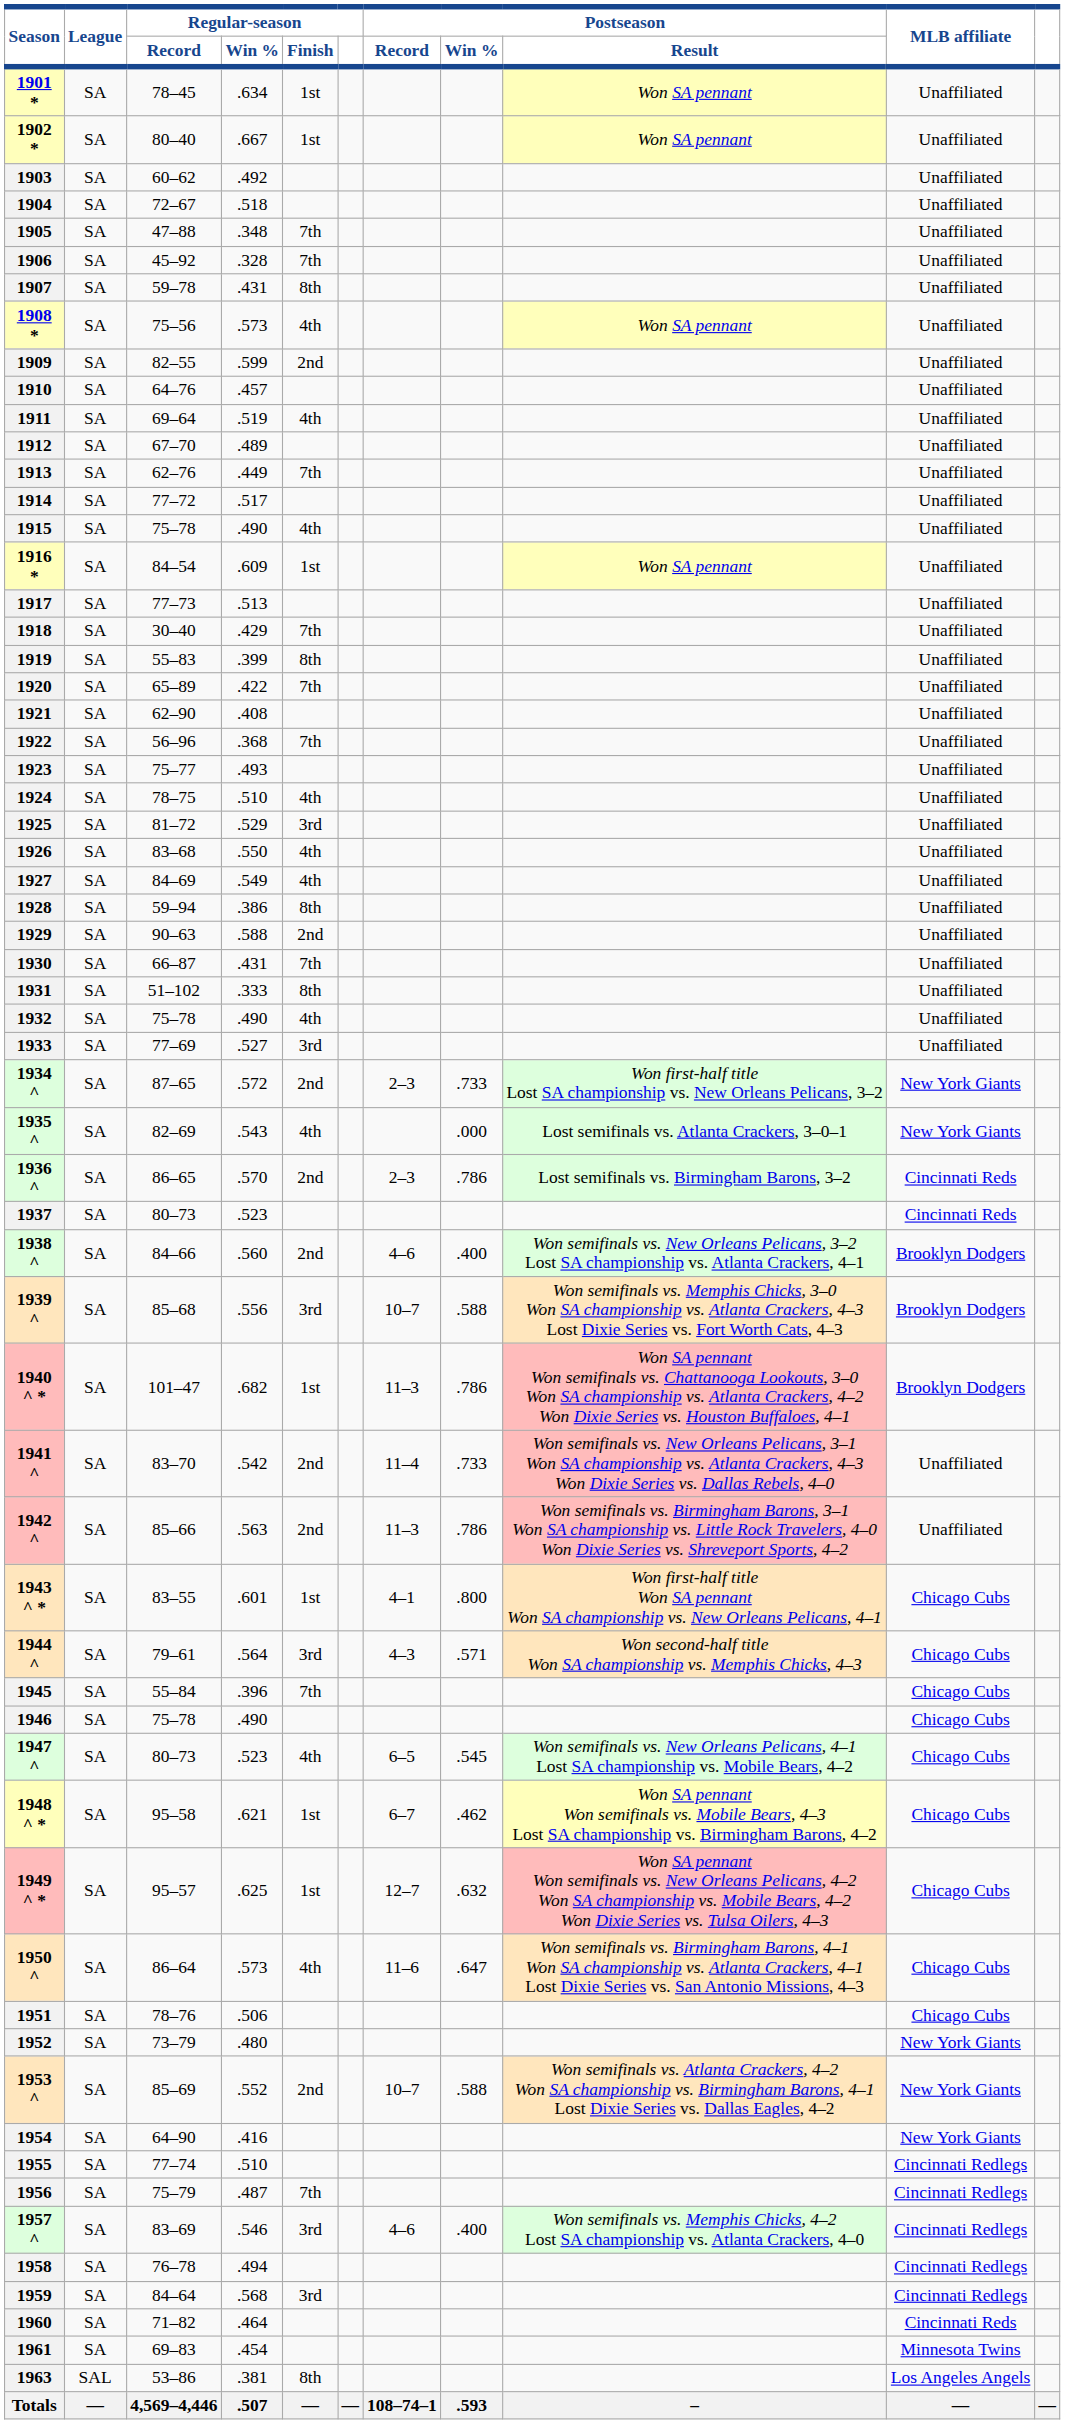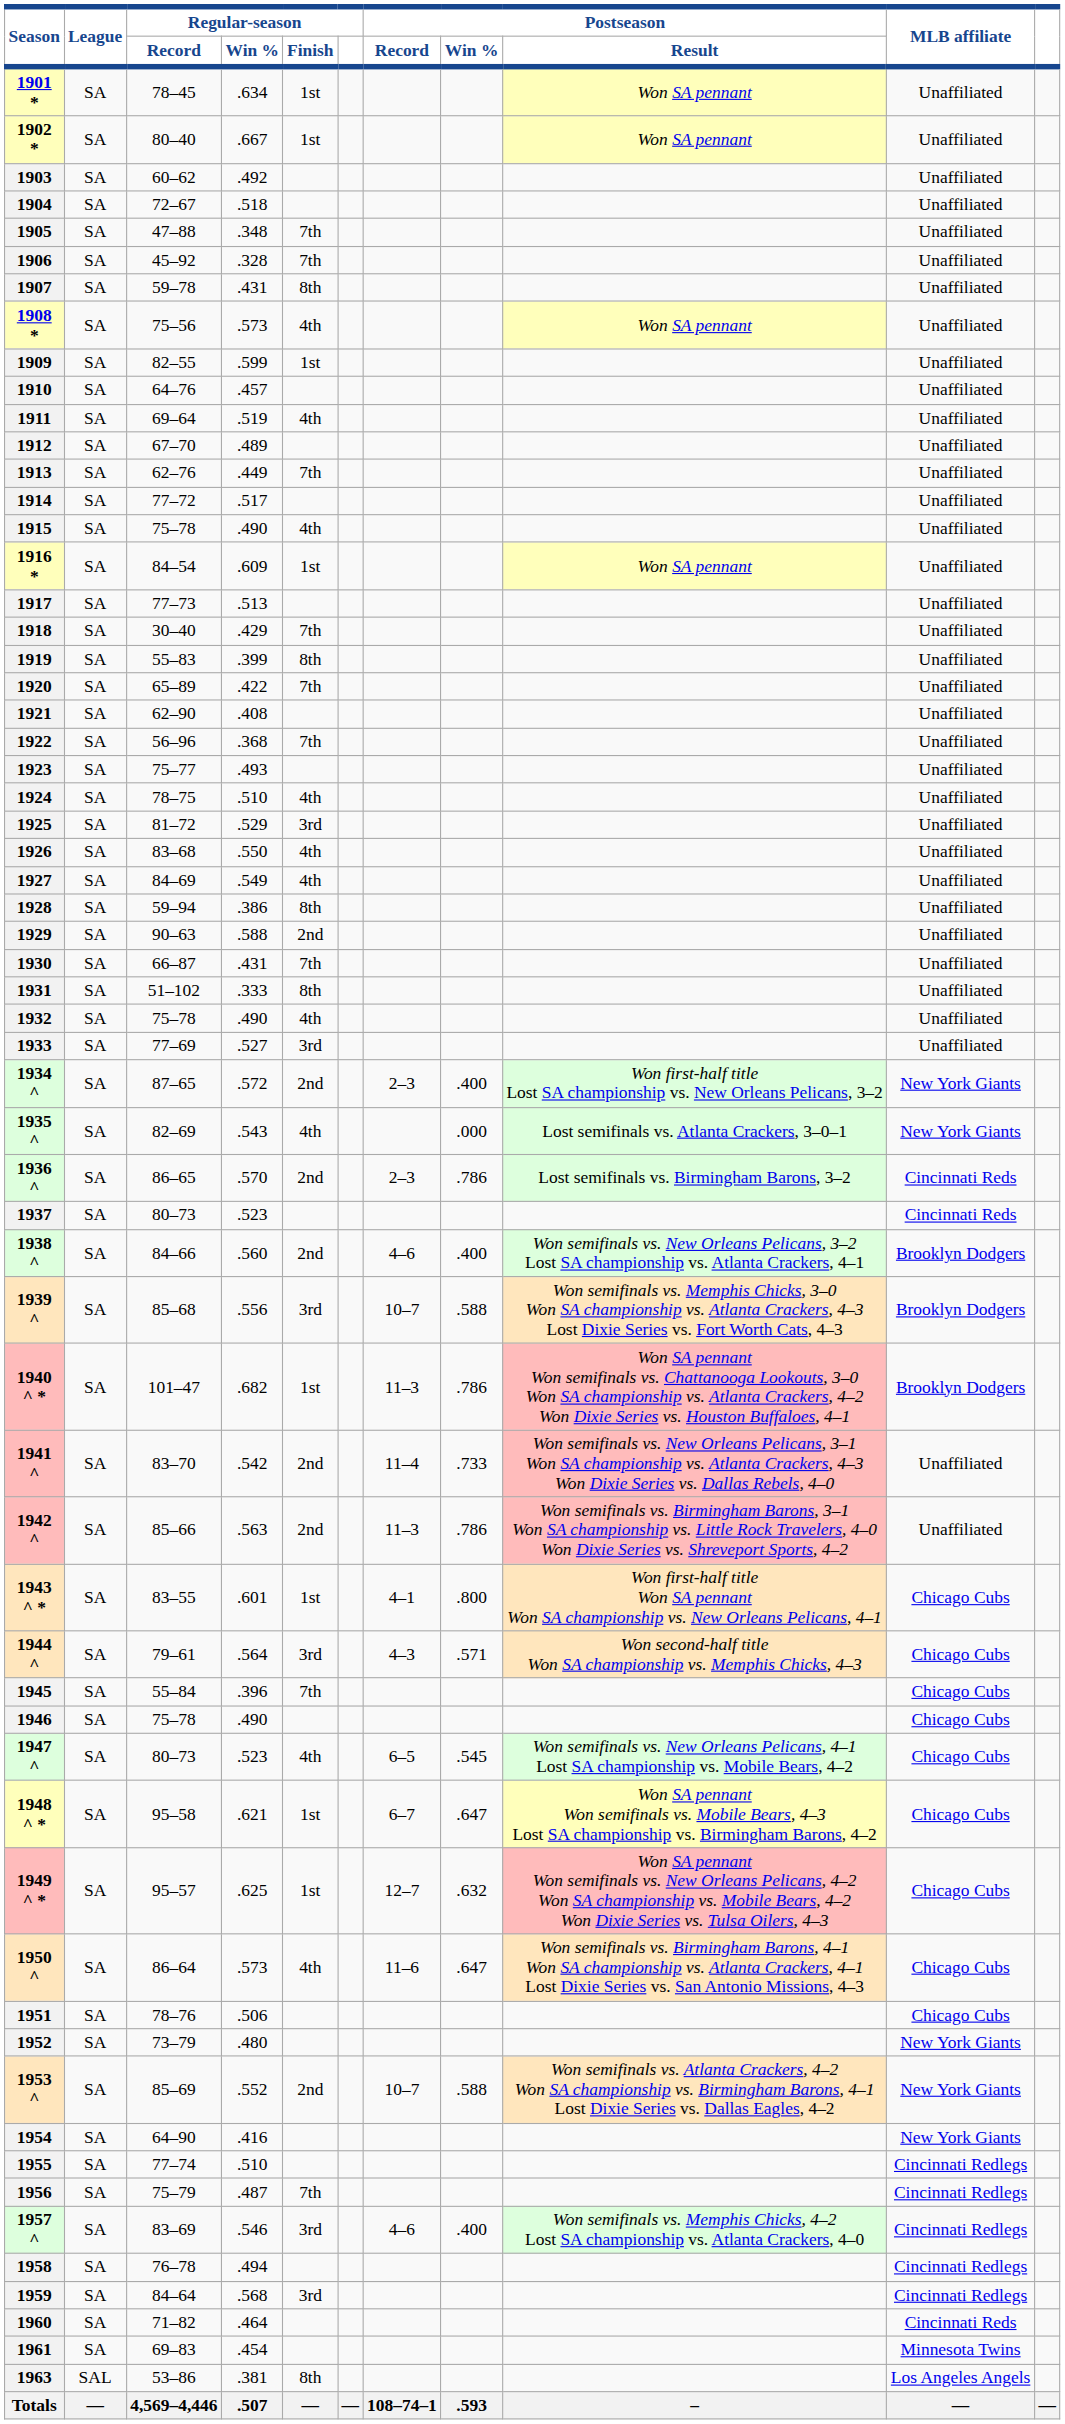(310, 362) 2nd -> (310, 362) 1st
(472, 1083) .733 -> (472, 1083) .400
(472, 1813) .462 -> (472, 1813) .647
